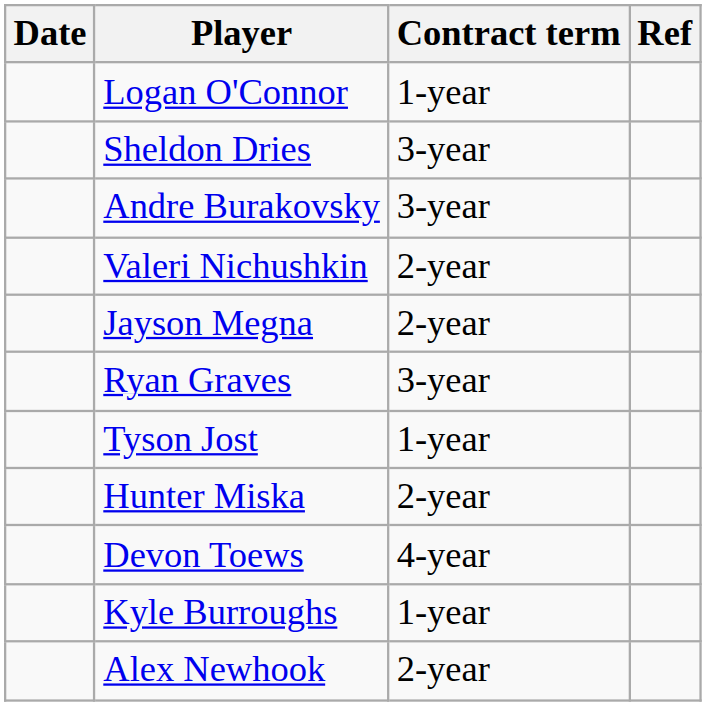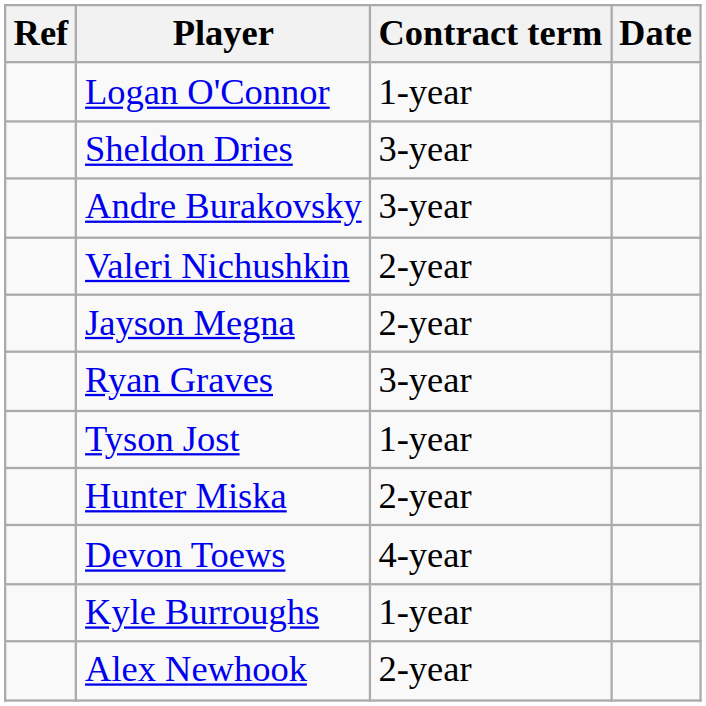columns swapped: (50, 33) <-> (665, 33)
